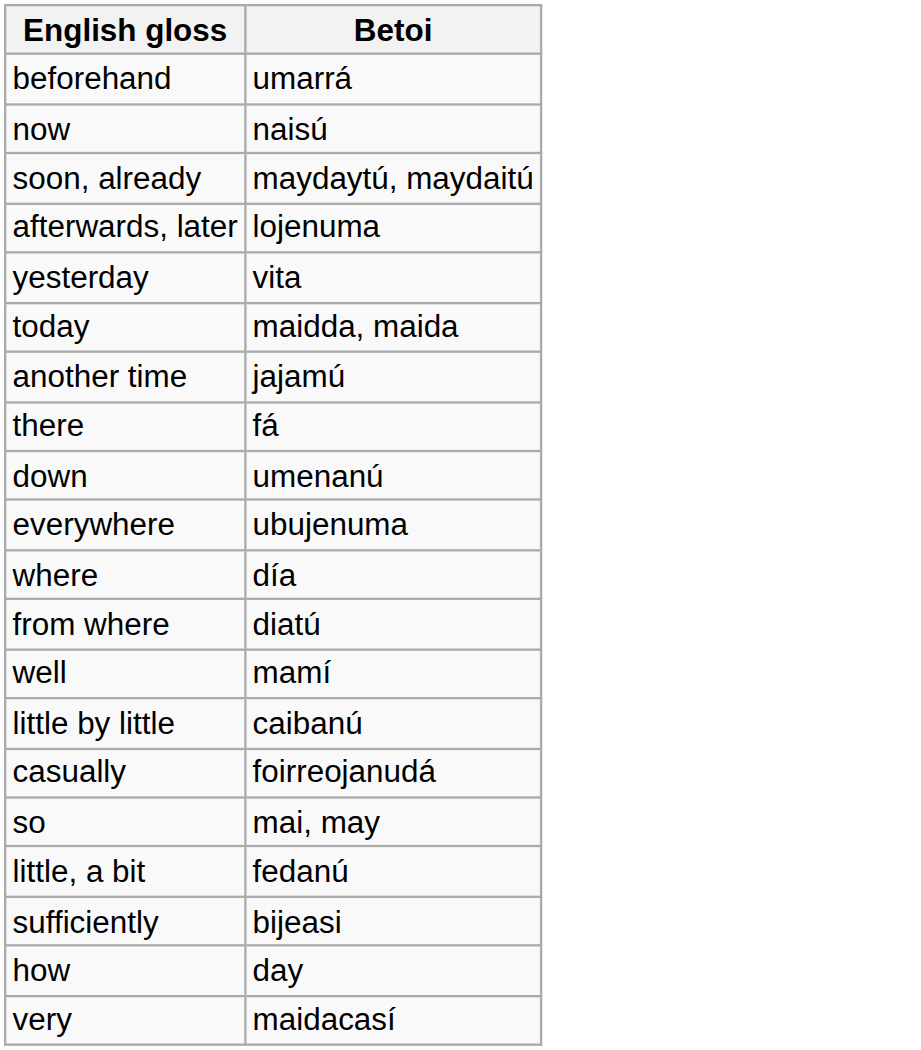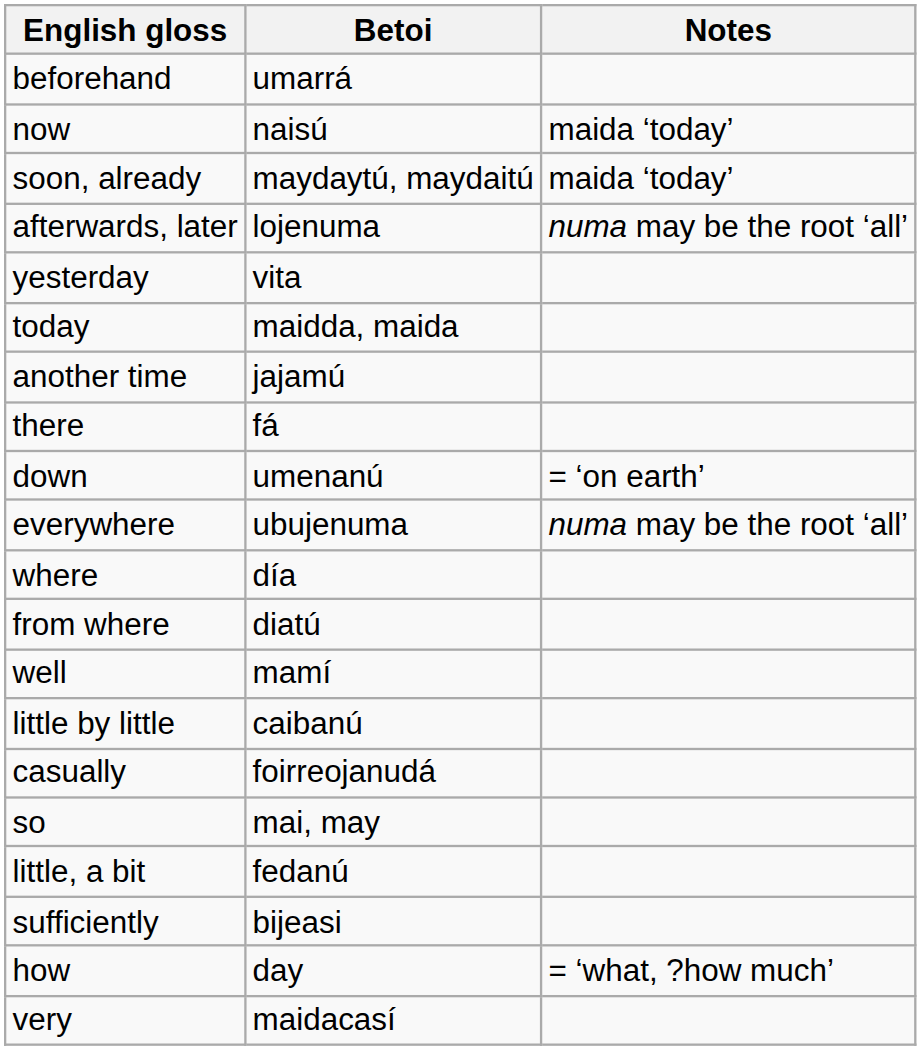+ column: (728, 30)
